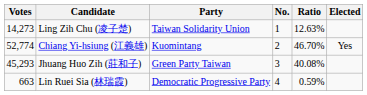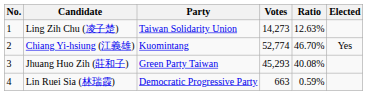columns swapped: (282, 12) <-> (20, 12)
